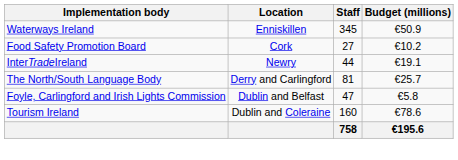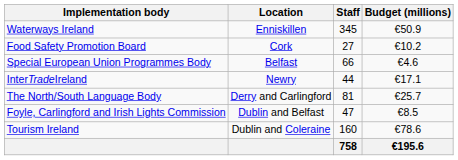+ row: (109, 63)
(408, 63) €19.1 -> (408, 79) €17.1
(408, 96) €5.8 -> (408, 113) €8.5
